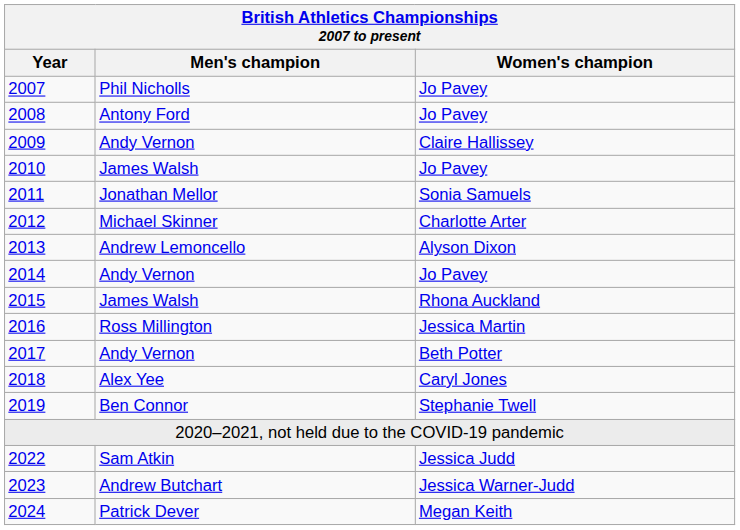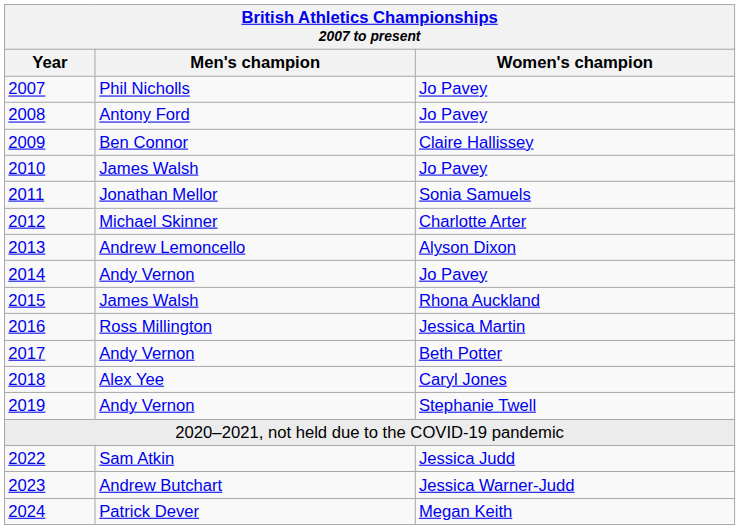(147, 141) Andy Vernon -> (144, 141) Ben Connor
(144, 405) Ben Connor -> (147, 405) Andy Vernon
